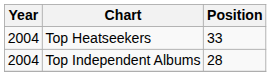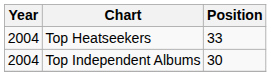(215, 60) 28 -> (215, 60) 30
